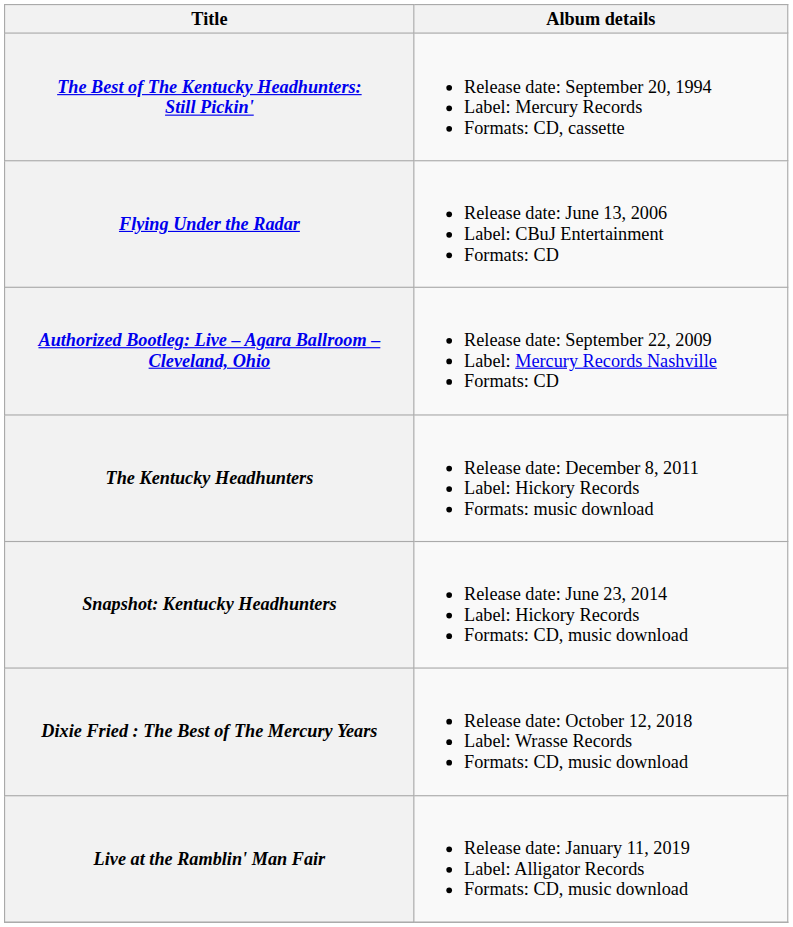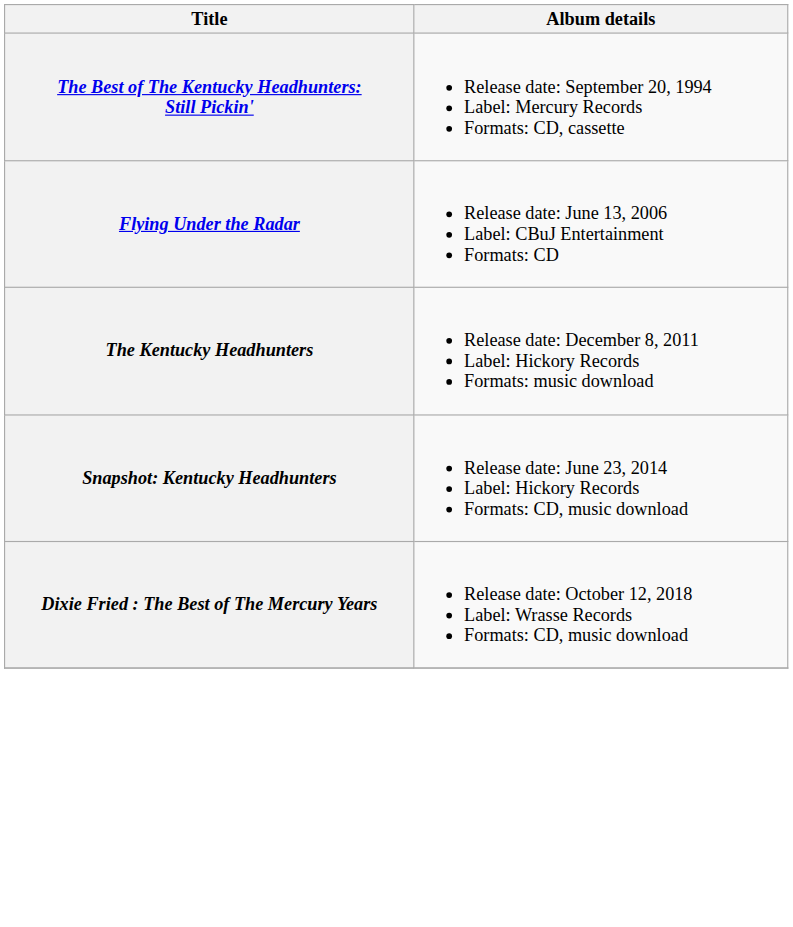- row: (209, 350)
- row: (209, 858)
